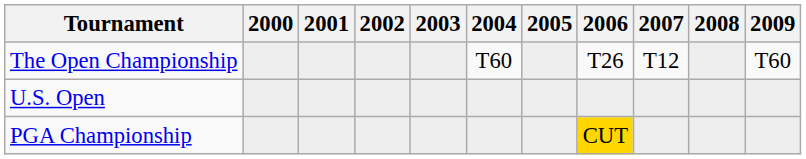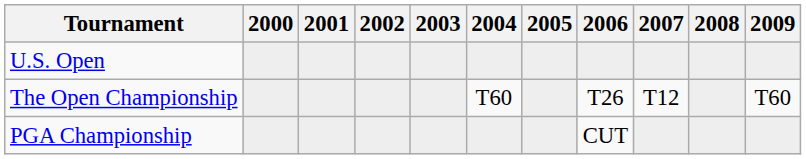rows swapped: (57, 98) <-> (124, 60)
(605, 135) gold background -> (605, 135) no background
